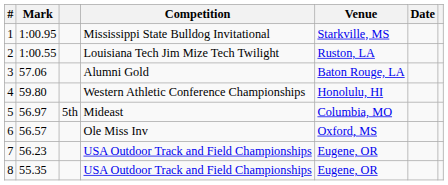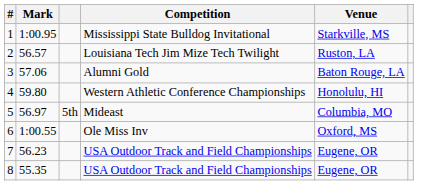- column: (423, 14)
(38, 53) 1:00.55 -> (33, 53) 56.57
(33, 131) 56.57 -> (38, 131) 1:00.55
